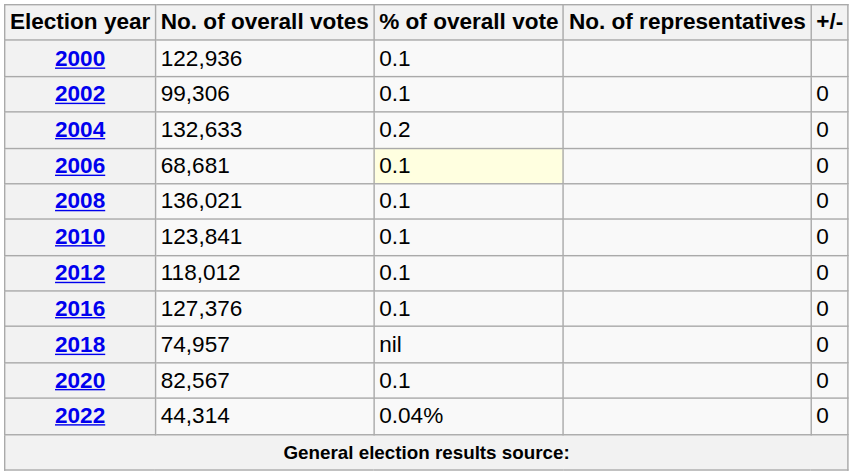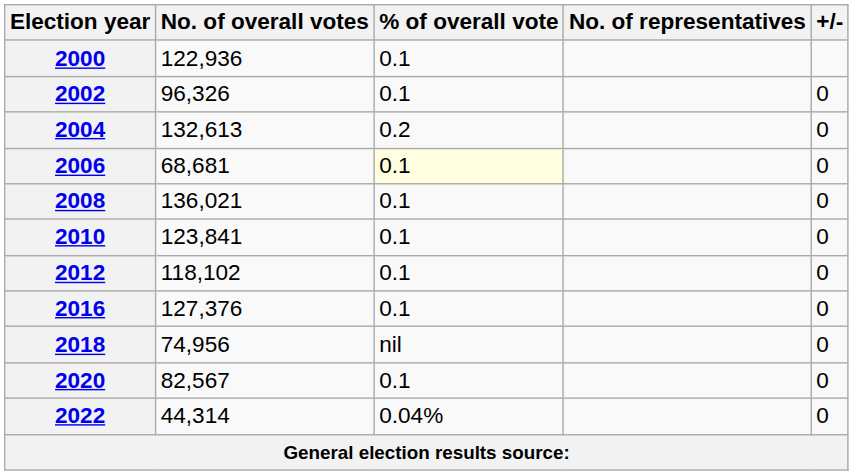(195, 93) 99,306 -> (195, 93) 96,326
(202, 129) 132,633 -> (202, 129) 132,613
(201, 272) 118,012 -> (201, 272) 118,102
(195, 344) 74,957 -> (195, 344) 74,956
